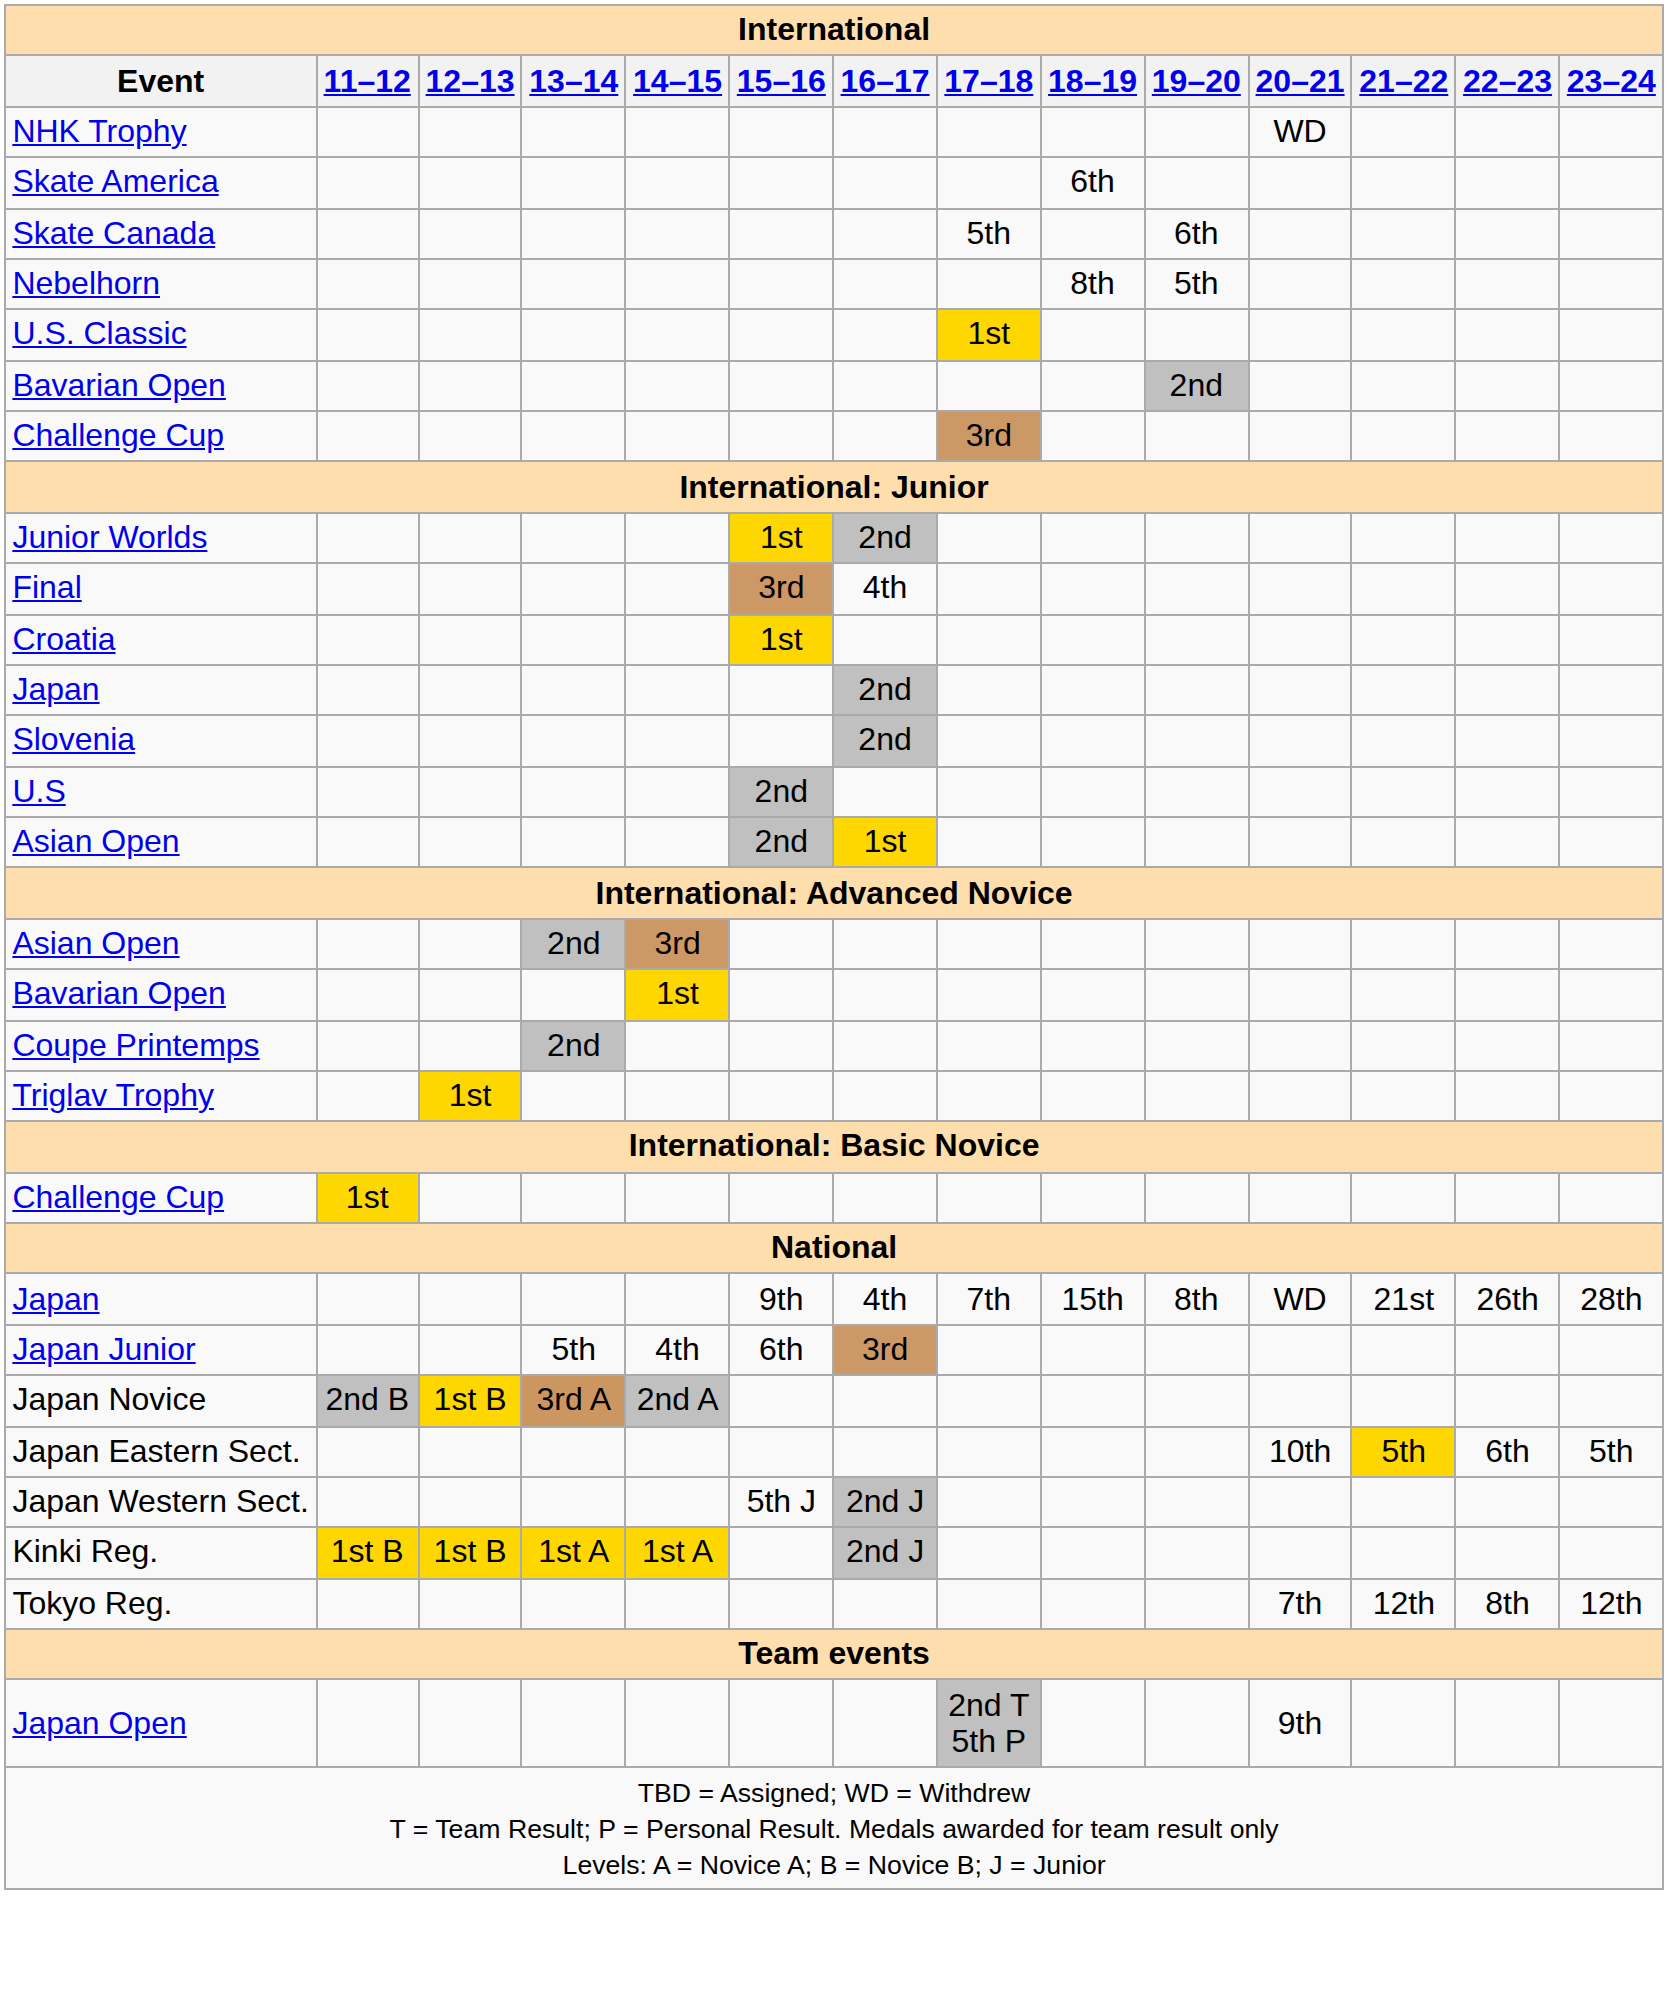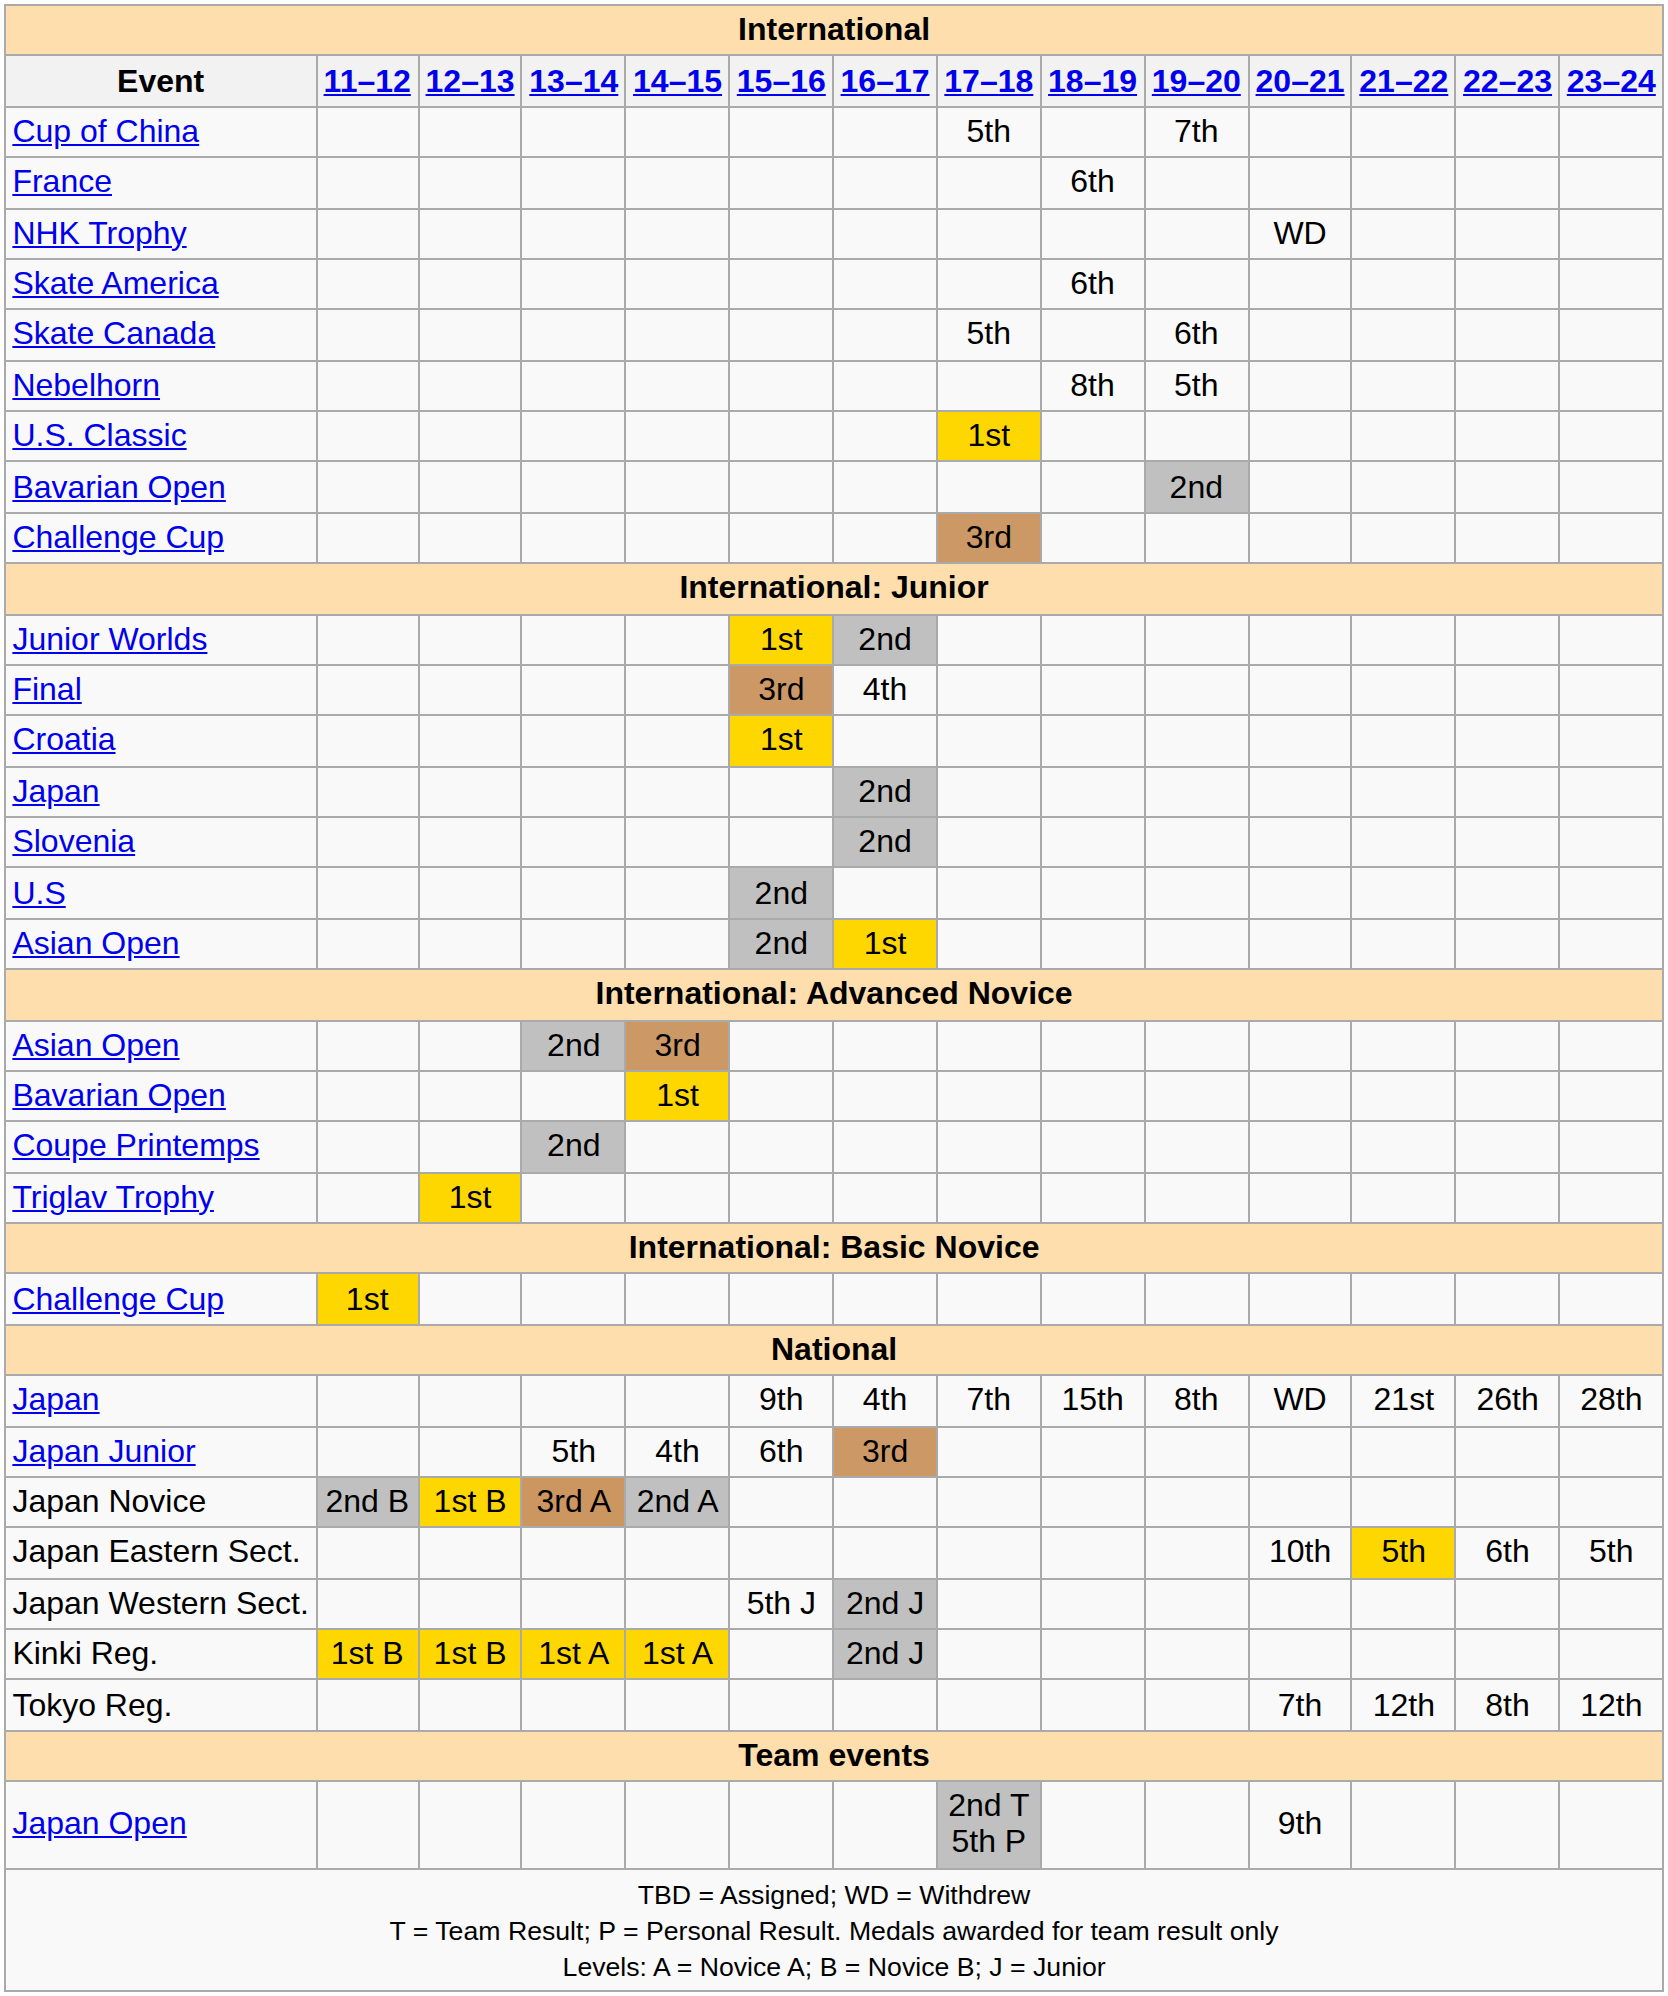+ row: (106, 131)
+ row: (62, 182)
